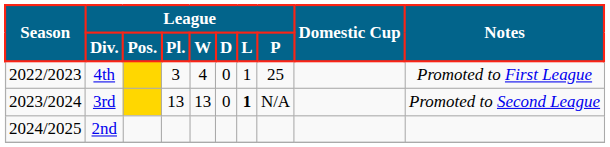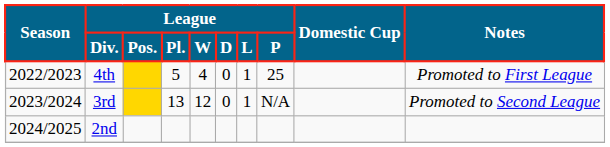(176, 74) 3 -> (176, 74) 5
(203, 101) 13 -> (203, 101) 12
(247, 101) bold -> (247, 101) normal
